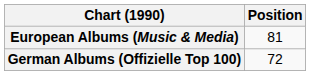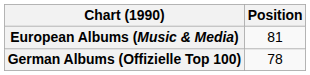(275, 59) 72 -> (275, 59) 78
